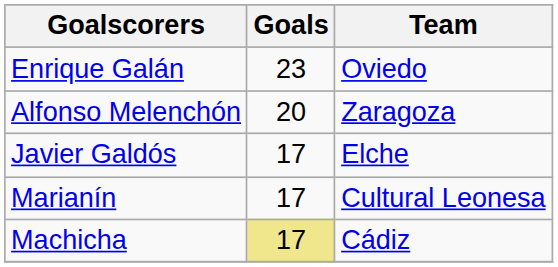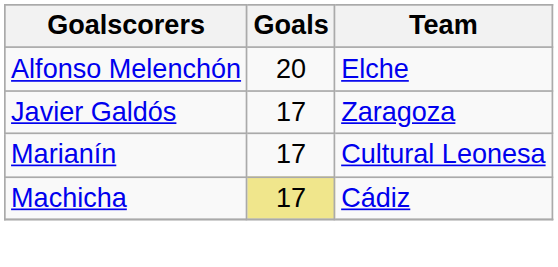- row: (98, 68)
(398, 111) Zaragoza -> (375, 68) Elche
(375, 154) Elche -> (398, 111) Zaragoza
